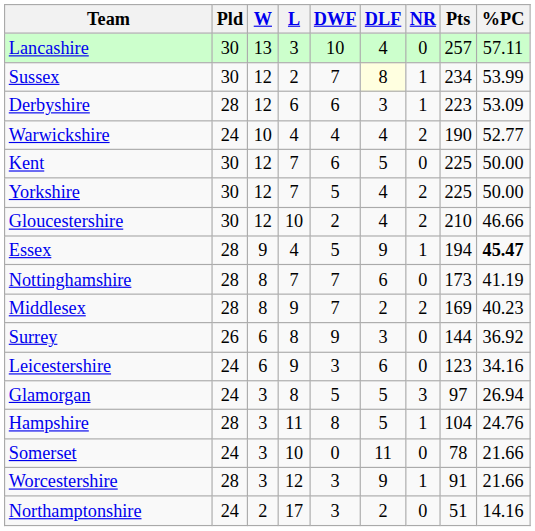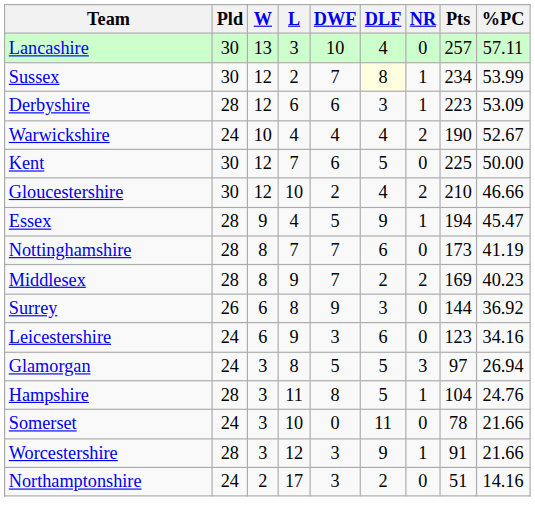(503, 134) 52.77 -> (503, 134) 52.67
- row: (44, 192)
(503, 250) bold -> (503, 221) normal
